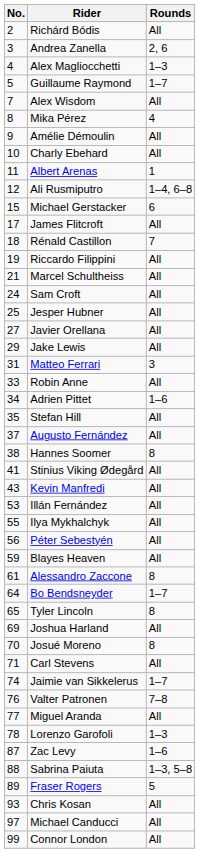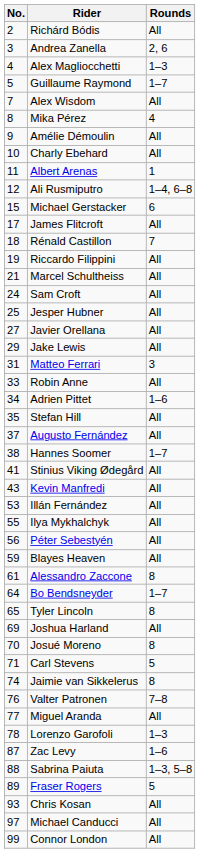(152, 452) 8 -> (158, 452) 1–7
(155, 663) All -> (152, 663) 5
(158, 681) 1–7 -> (152, 681) 8
